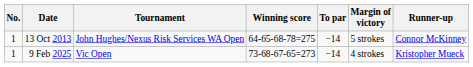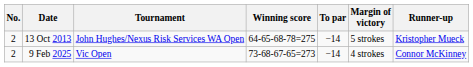(13, 39) 1 -> (13, 39) 2
(431, 39) Connor McKinney -> (430, 39) Kristopher Mueck
(13, 54) 1 -> (13, 54) 2
(430, 54) Kristopher Mueck -> (431, 54) Connor McKinney
